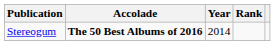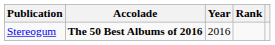(219, 31) 2014 -> (219, 31) 2016
